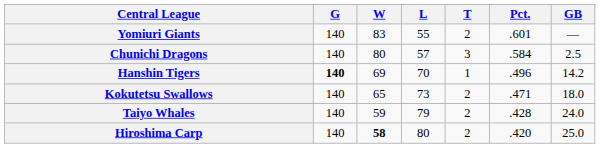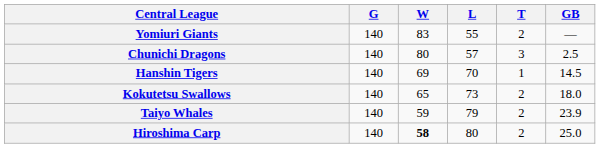- column: (520, 14)
(335, 73) bold -> (374, 73) normal
(573, 73) 14.2 -> (571, 73) 14.5
(573, 113) 24.0 -> (571, 113) 23.9
